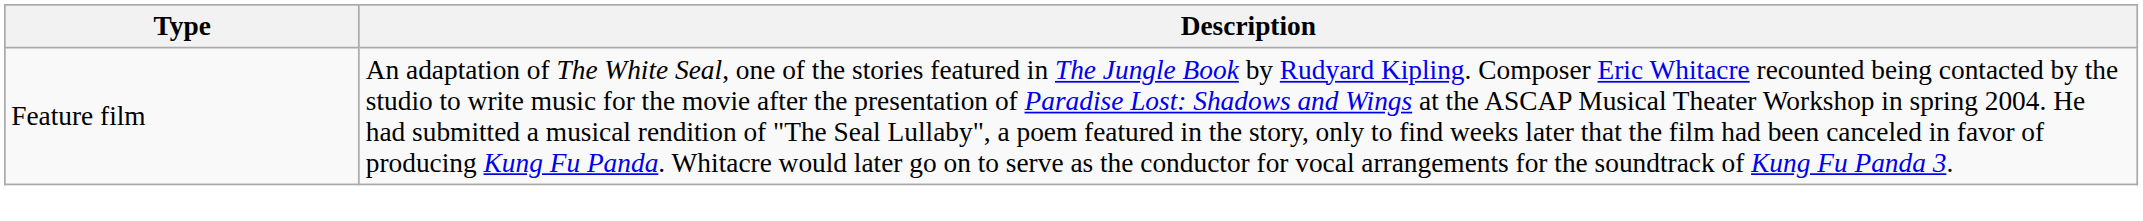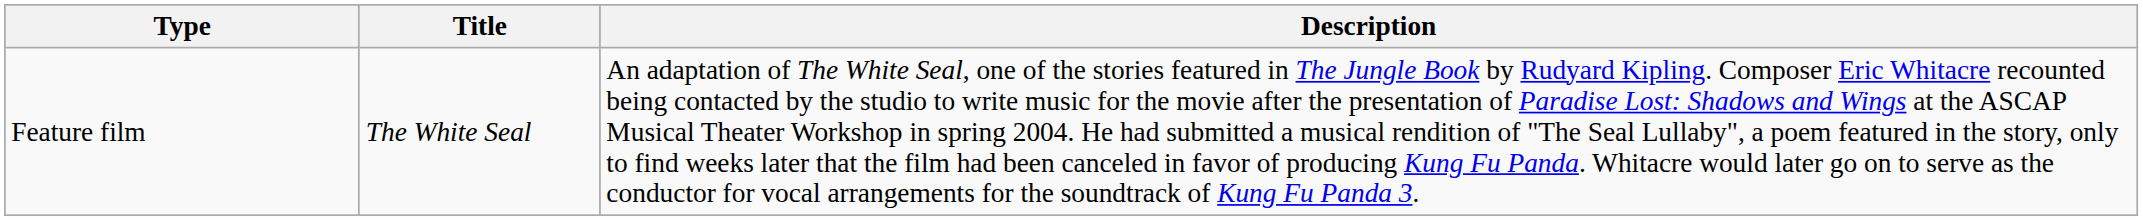+ column: (480, 26)
